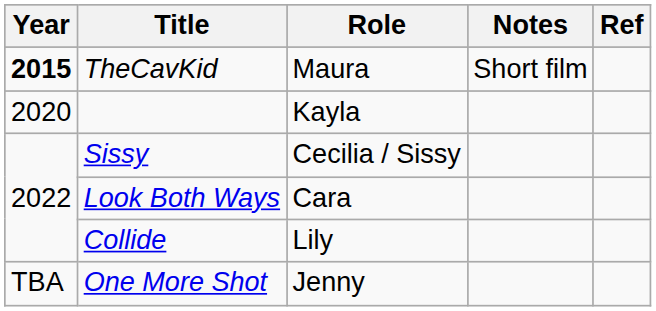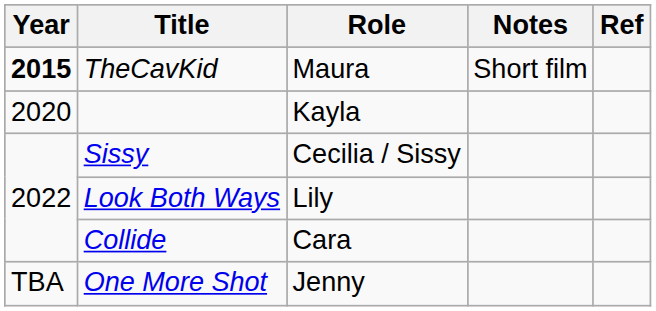(322, 197) Cara -> (313, 197) Lily
(313, 240) Lily -> (322, 240) Cara
